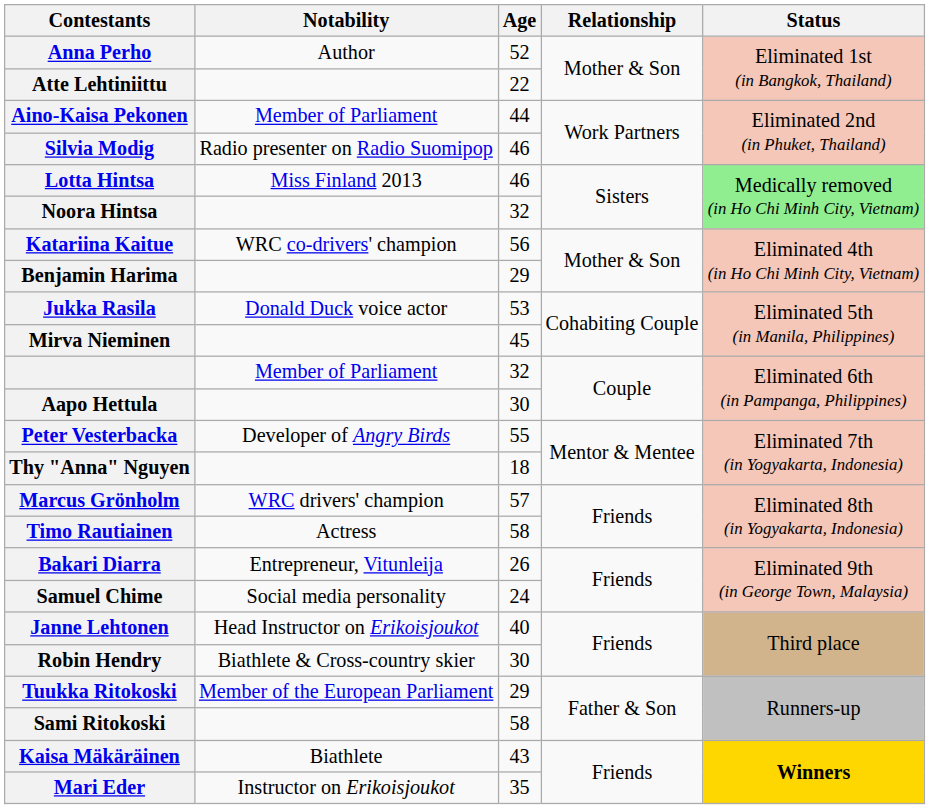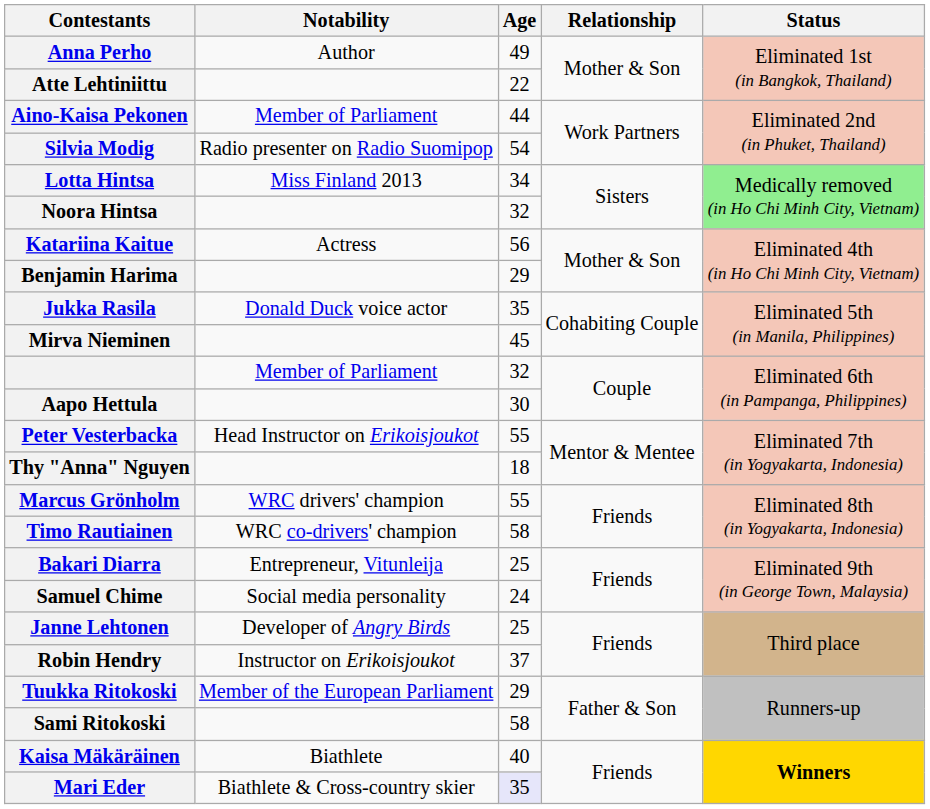(519, 52) 52 -> (519, 52) 49
(519, 148) 46 -> (519, 148) 54
(519, 180) 46 -> (519, 180) 34
(346, 244) WRC co-drivers' champion -> (346, 244) Actress
(519, 308) 53 -> (519, 308) 35
(346, 436) Developer of Angry Birds -> (346, 436) Head Instructor on Erikoisjoukot
(519, 500) 57 -> (519, 500) 55
(346, 532) Actress -> (346, 532) WRC co-drivers' champion
(519, 564) 26 -> (519, 564) 25
(346, 627) Head Instructor on Erikoisjoukot -> (346, 627) Developer of Angry Birds
(519, 627) 40 -> (519, 627) 25
(346, 659) Biathlete & Cross-country skier -> (346, 659) Instructor on Erikoisjoukot
(519, 659) 30 -> (519, 659) 37
(519, 755) 43 -> (519, 755) 40
(346, 787) Instructor on Erikoisjoukot -> (346, 787) Biathlete & Cross-country skier
(519, 787) no background -> (519, 787) lavender background
